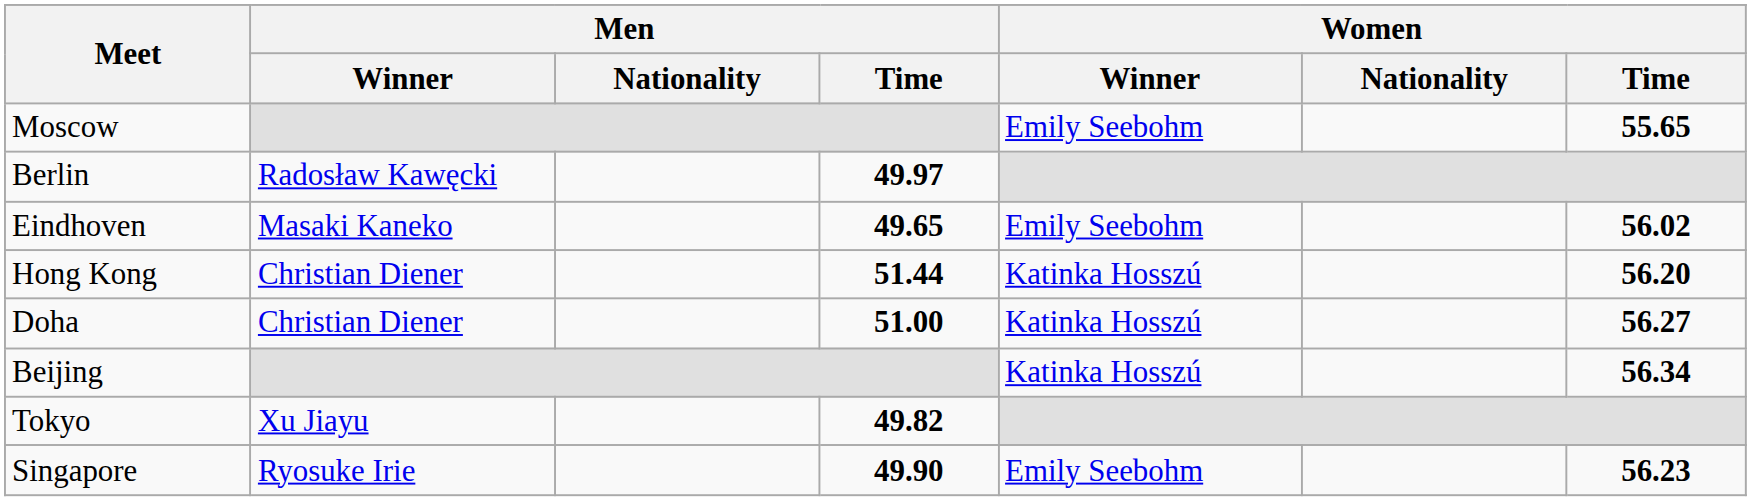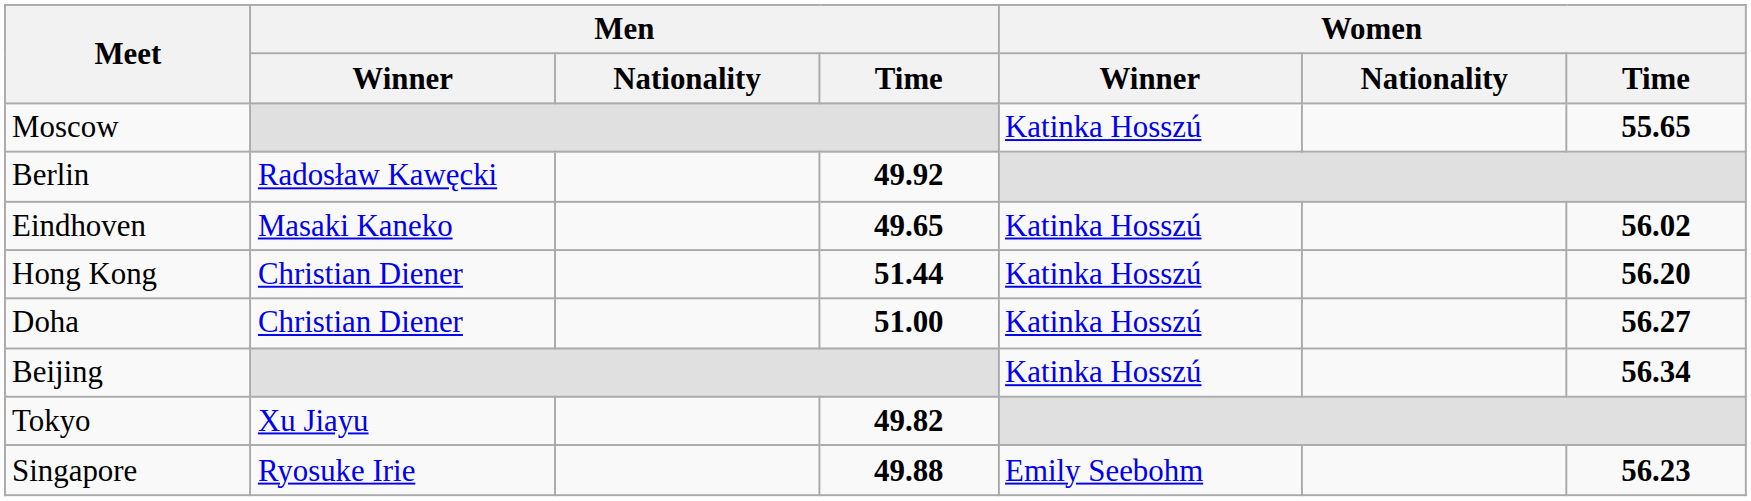(1104, 126) Emily Seebohm -> (1103, 126) Katinka Hosszú
(909, 175) 49.97 -> (909, 175) 49.92
(1104, 224) Emily Seebohm -> (1103, 224) Katinka Hosszú
(909, 469) 49.90 -> (909, 469) 49.88
